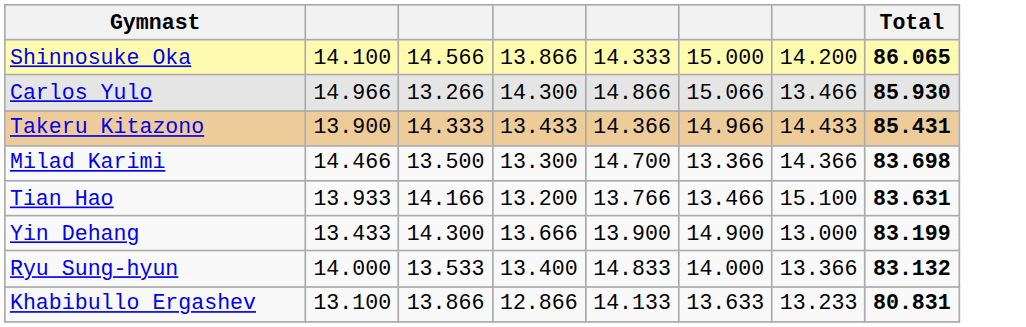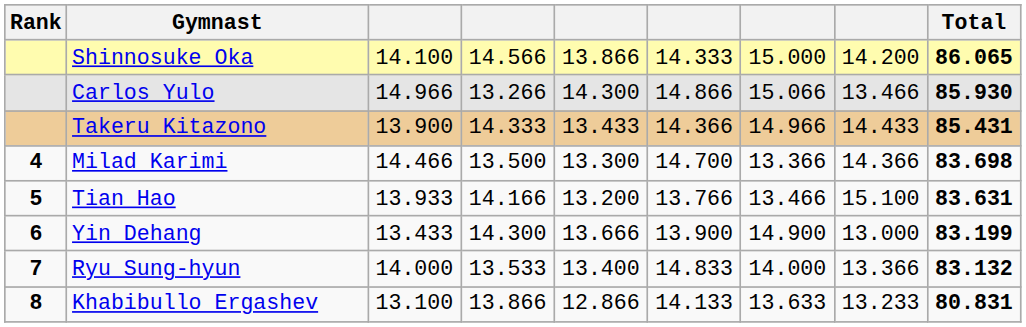+ column: (36, 22)
